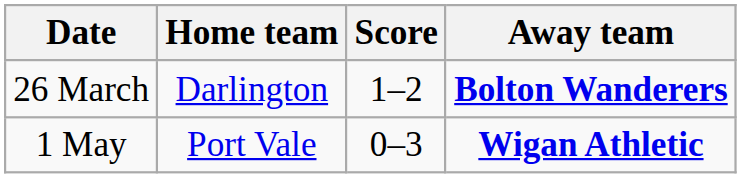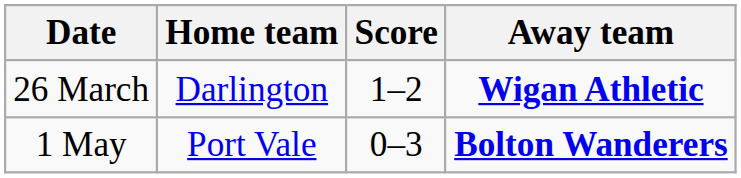(591, 88) Bolton Wanderers -> (591, 88) Wigan Athletic
(591, 144) Wigan Athletic -> (591, 144) Bolton Wanderers
